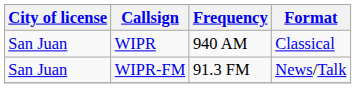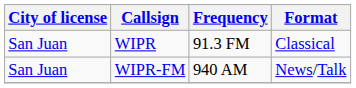(220, 43) 940 AM -> (221, 43) 91.3 FM
(221, 69) 91.3 FM -> (220, 69) 940 AM
